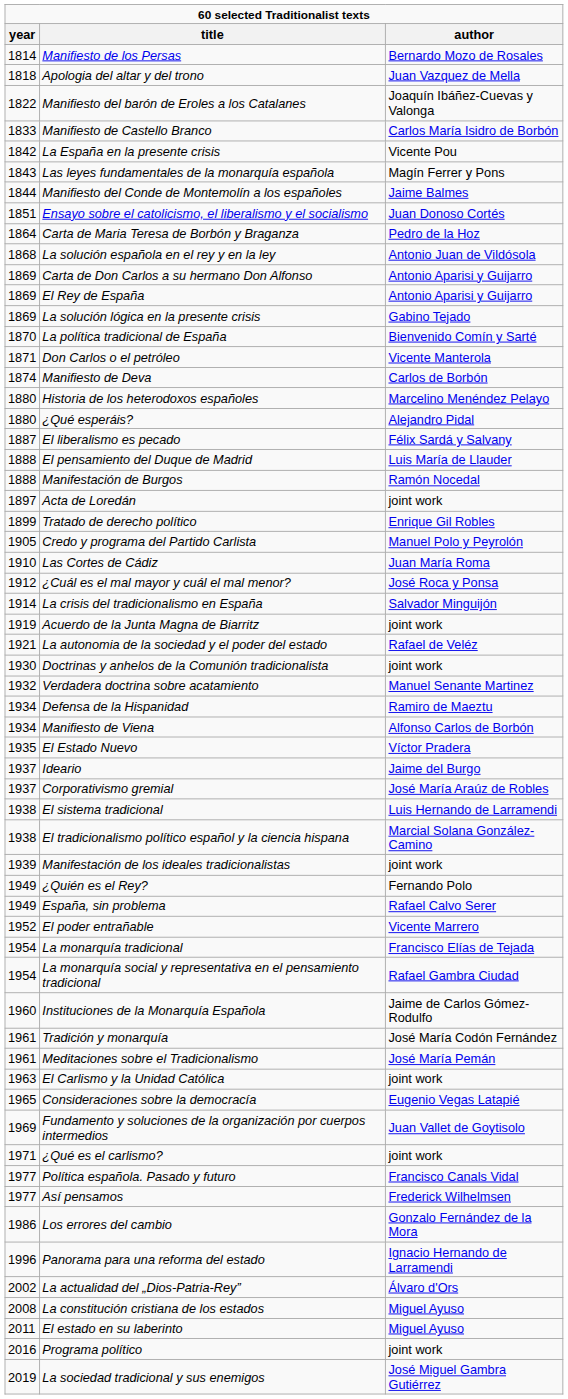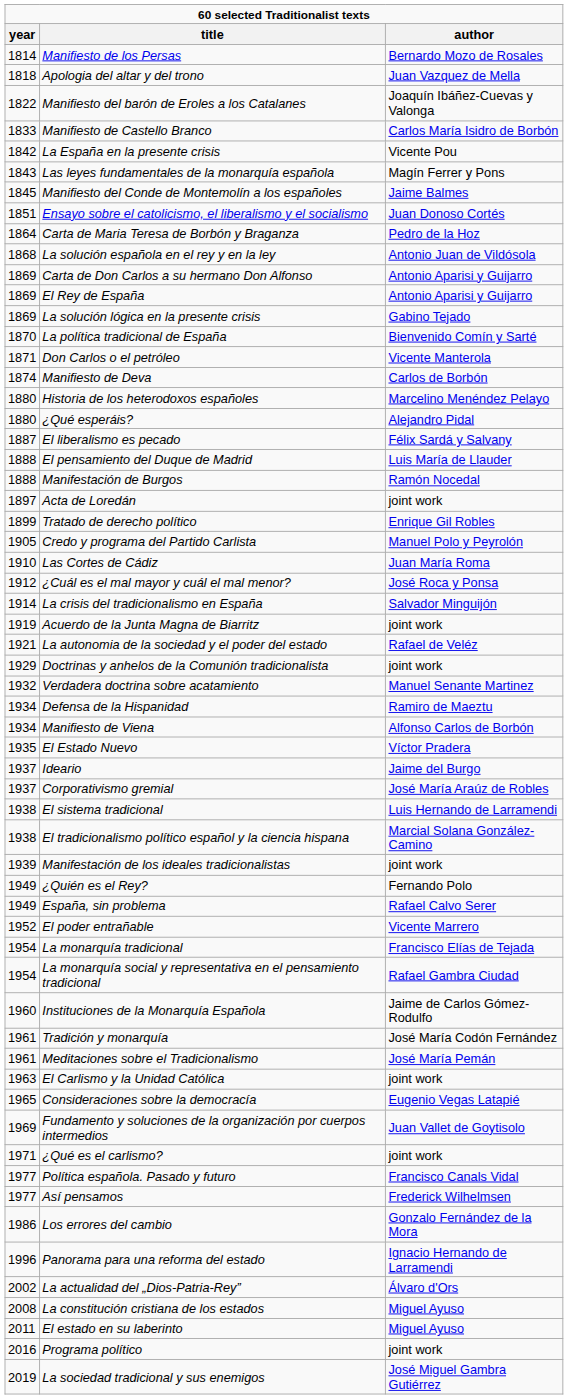(22, 192) 1844 -> (22, 192) 1845
(22, 665) 1930 -> (22, 665) 1929
